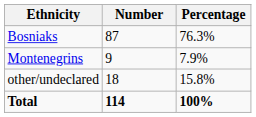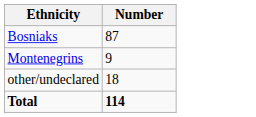- column: (213, 15)
